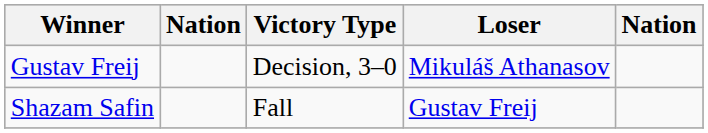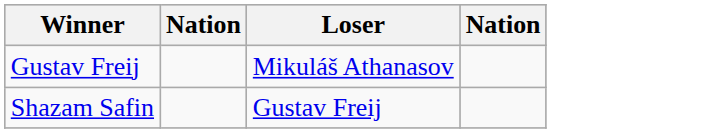- column: (325, 25)
